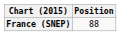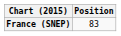(94, 24) 88 -> (94, 24) 83
